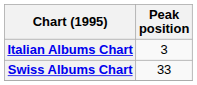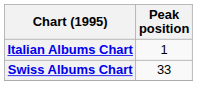(164, 49) 3 -> (164, 49) 1
